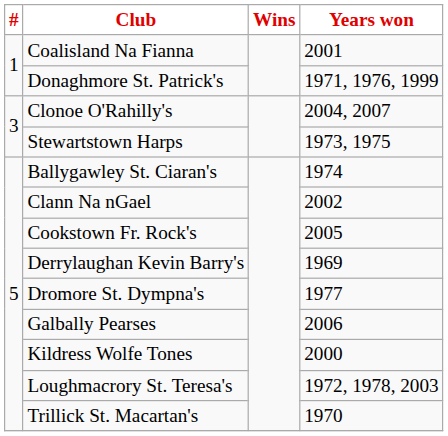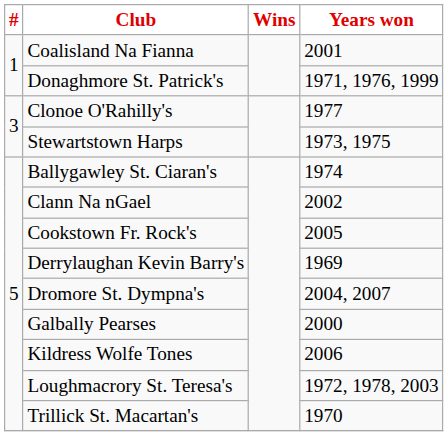(347, 111) 2004, 2007 -> (323, 111) 1977
(323, 293) 1977 -> (347, 293) 2004, 2007
(323, 324) 2006 -> (323, 324) 2000
(323, 354) 2000 -> (323, 354) 2006
